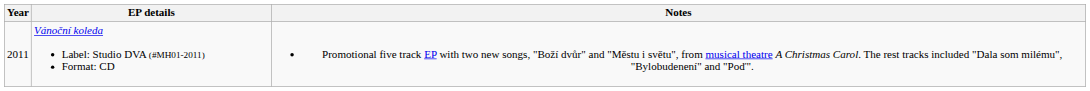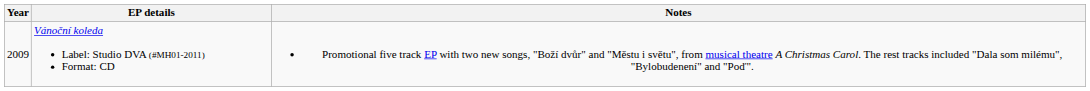(18, 54) 2011 -> (18, 54) 2009
